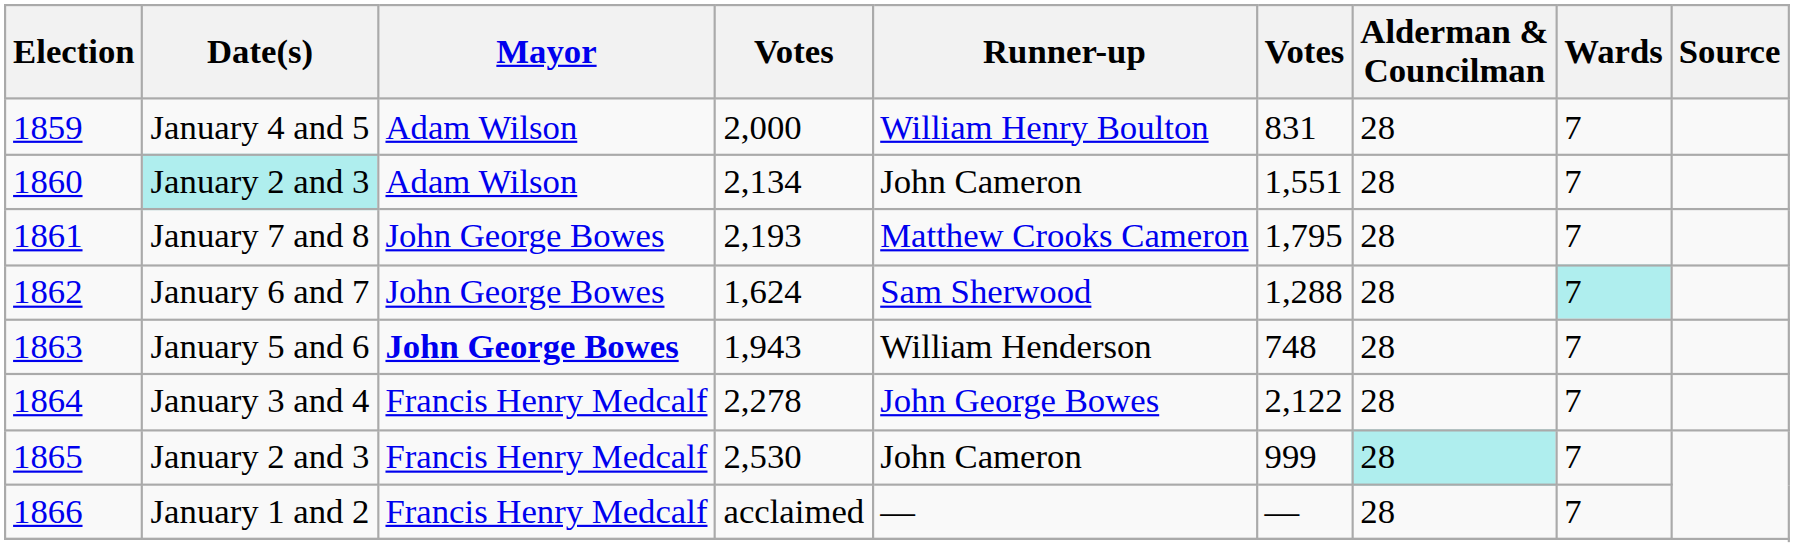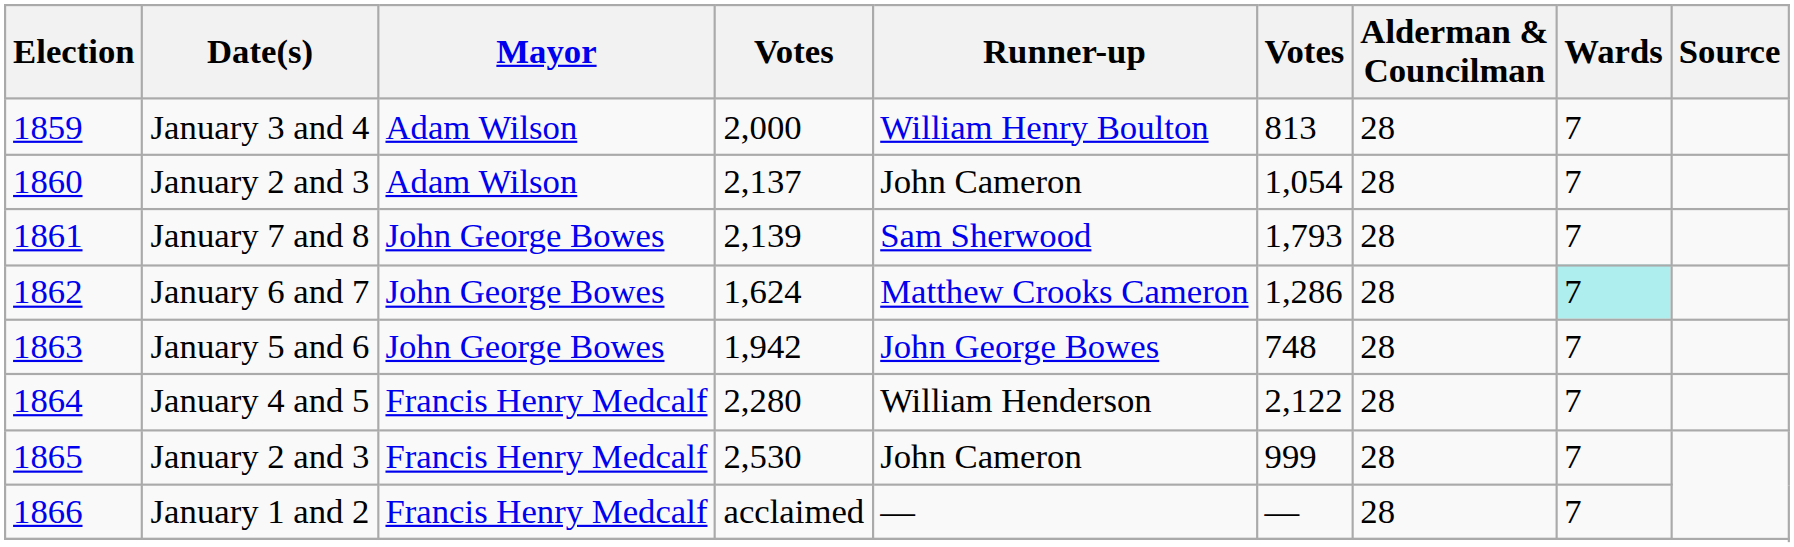(260, 126) January 4 and 5 -> (260, 126) January 3 and 4
(1291, 126) 831 -> (1291, 126) 813
(260, 181) paleturquoise background -> (260, 181) no background
(763, 181) 2,134 -> (763, 181) 2,137
(1304, 181) 1,551 -> (1304, 181) 1,054
(763, 236) 2,193 -> (763, 236) 2,139
(1064, 236) Matthew Crooks Cameron -> (986, 236) Sam Sherwood
(1304, 236) 1,795 -> (1304, 236) 1,793
(986, 291) Sam Sherwood -> (1064, 291) Matthew Crooks Cameron
(1304, 291) 1,288 -> (1304, 291) 1,286
(532, 346) bold -> (525, 346) normal
(763, 346) 1,943 -> (763, 346) 1,942
(1016, 346) William Henderson -> (1020, 346) John George Bowes
(260, 401) January 3 and 4 -> (260, 401) January 4 and 5
(763, 401) 2,278 -> (763, 401) 2,280
(1020, 401) John George Bowes -> (1016, 401) William Henderson
(1378, 456) paleturquoise background -> (1378, 456) no background
